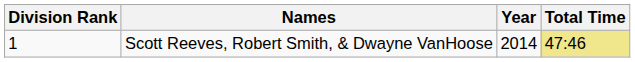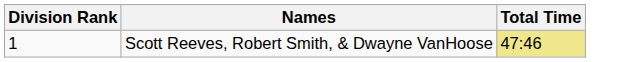- column: (519, 17)
